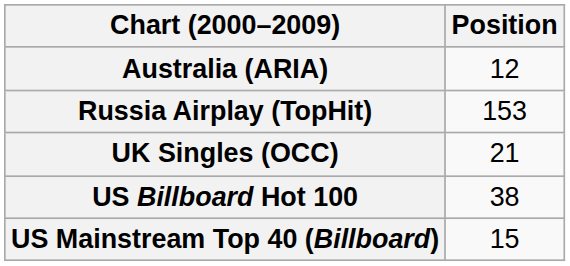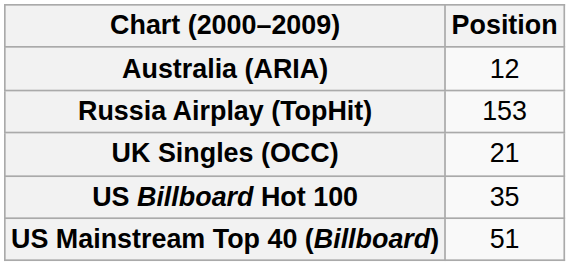(505, 196) 38 -> (505, 196) 35
(505, 238) 15 -> (505, 238) 51
